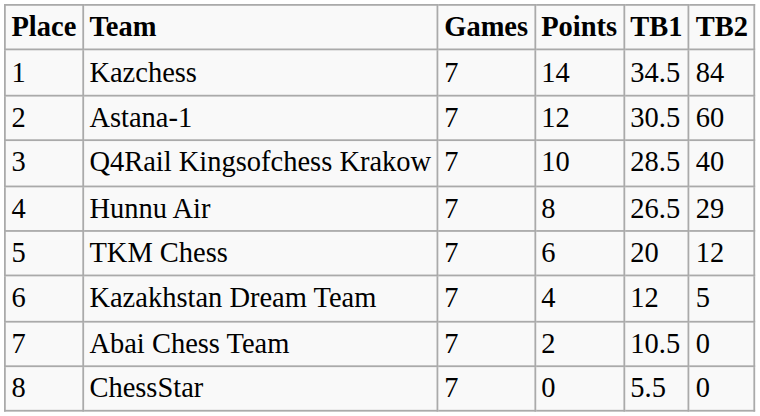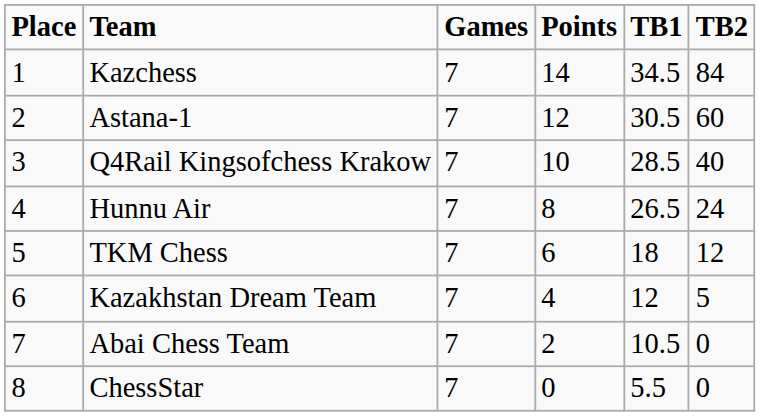(710, 207) 29 -> (710, 207) 24
(645, 252) 20 -> (645, 252) 18
